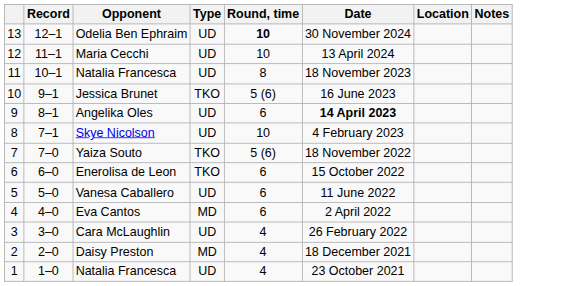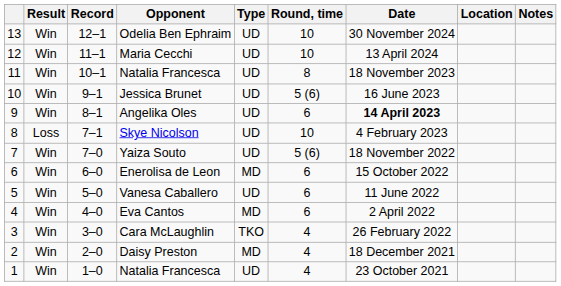+ column: (46, 14)
(263, 34) bold -> (307, 34) normal
(207, 93) TKO -> (251, 93) UD
(207, 152) TKO -> (251, 152) UD
(207, 172) TKO -> (251, 172) MD
(207, 232) UD -> (251, 232) TKO
